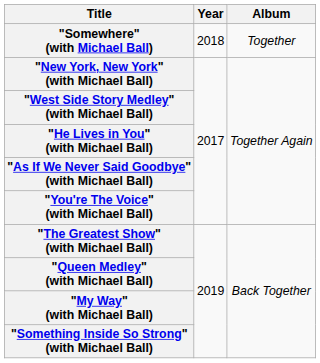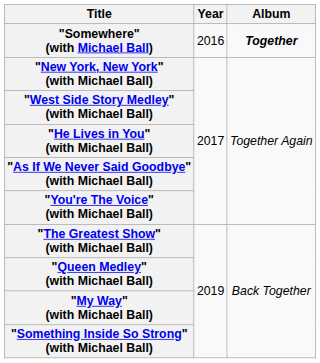(211, 40) 2018 -> (211, 40) 2016
(271, 40) normal -> (271, 40) bold
